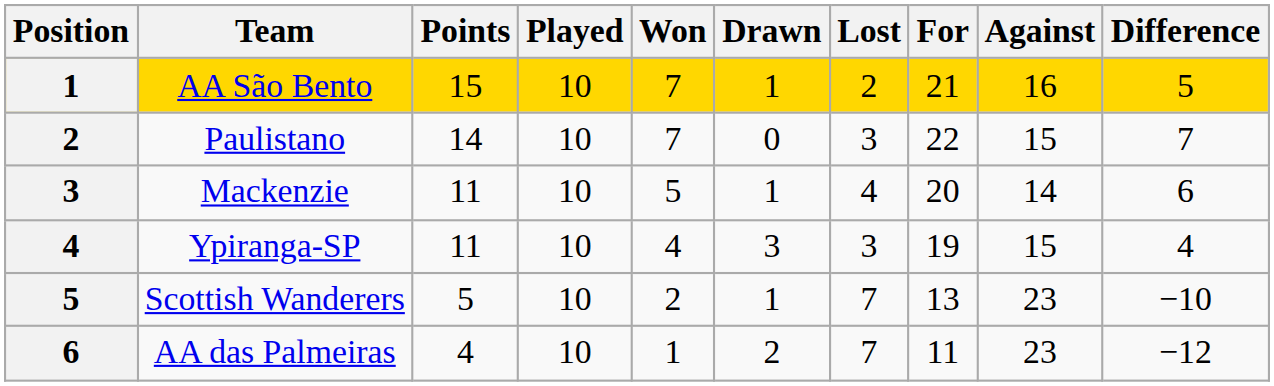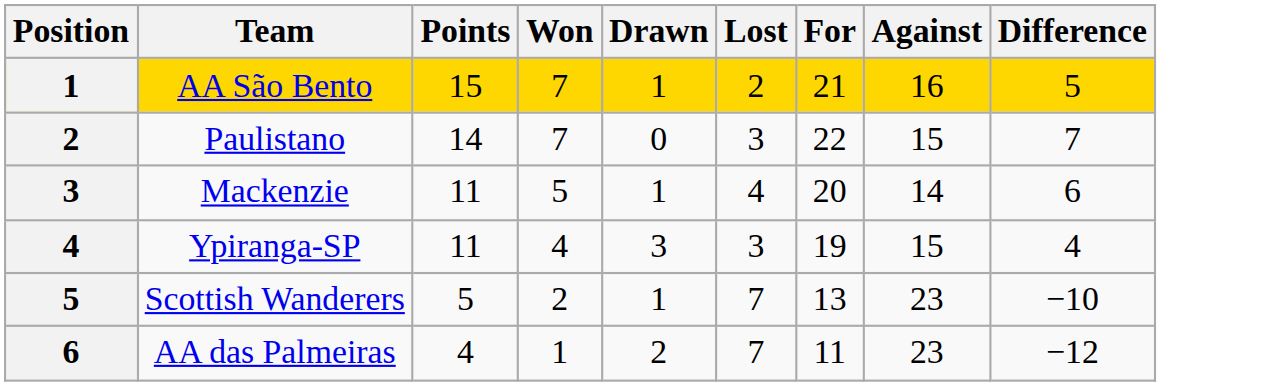- column: (575, 31)
